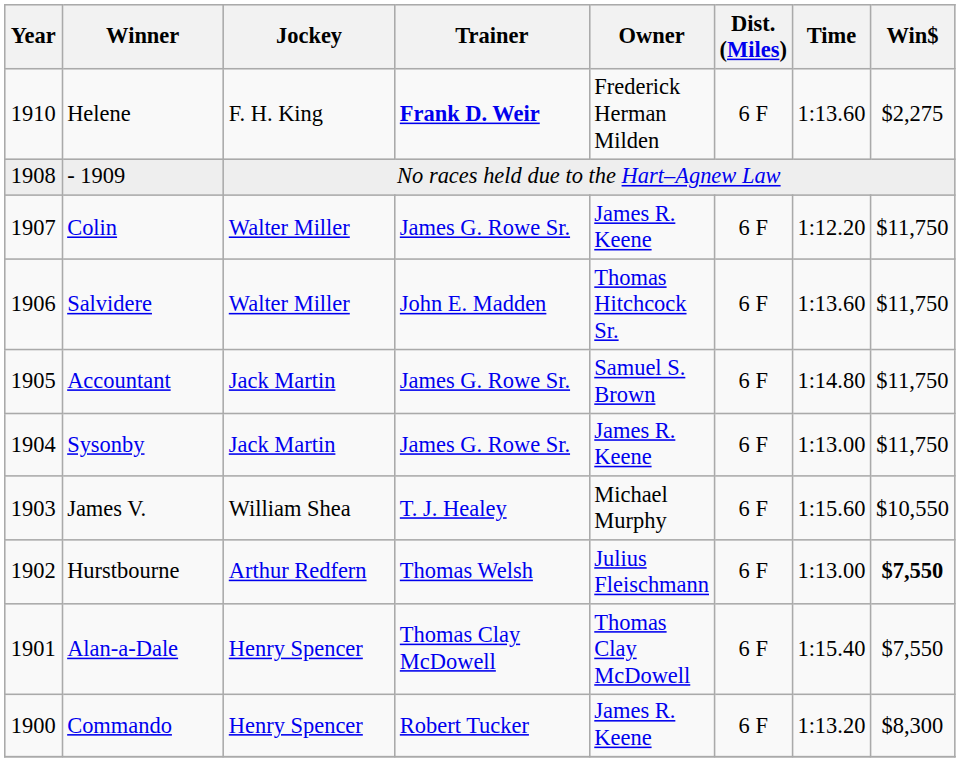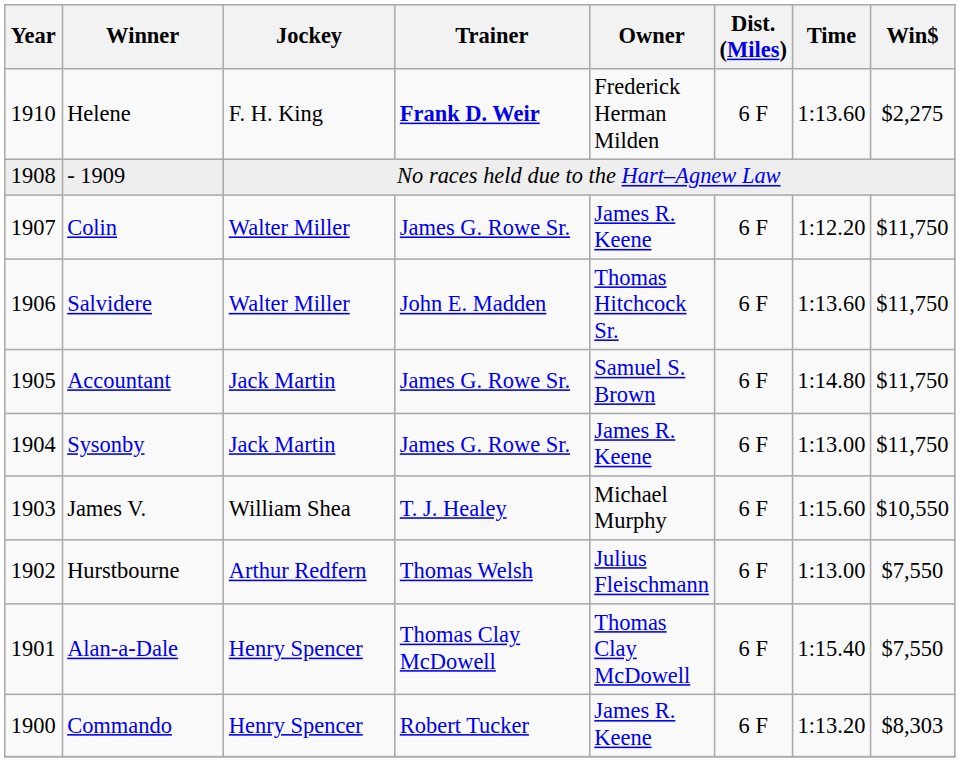(912, 571) bold -> (912, 571) normal
(912, 725) $8,300 -> (912, 725) $8,303
